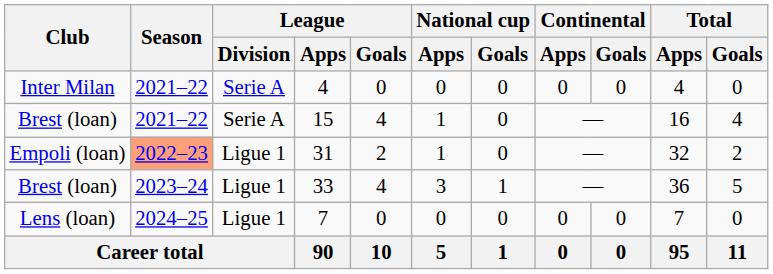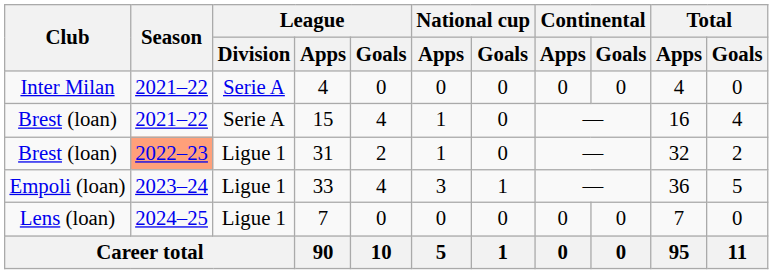(67, 152) Empoli (loan) -> (67, 152) Brest (loan)
(67, 185) Brest (loan) -> (67, 185) Empoli (loan)
